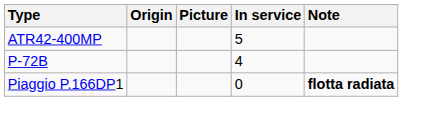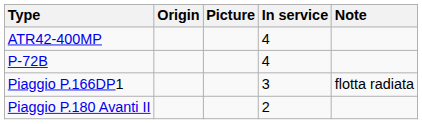(239, 38) 5 -> (266, 38) 4
(239, 84) 0 -> (266, 84) 3
(351, 84) bold -> (374, 84) normal
+ row: (79, 107)
